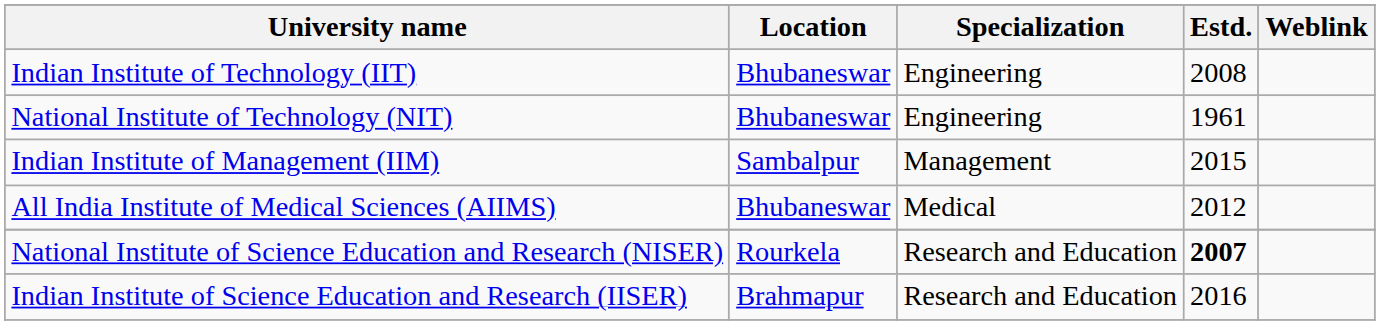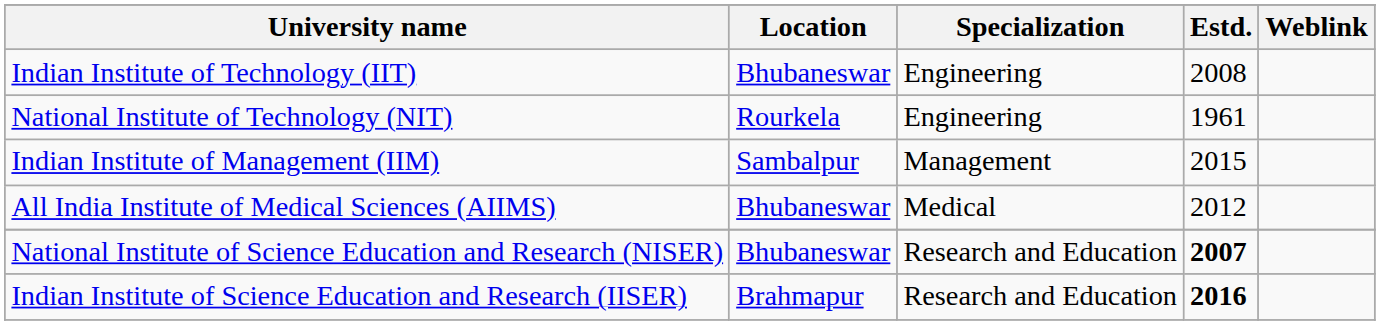(813, 116) Bhubaneswar -> (788, 116) Rourkela
(788, 251) Rourkela -> (813, 251) Bhubaneswar
(1218, 296) normal -> (1218, 296) bold
